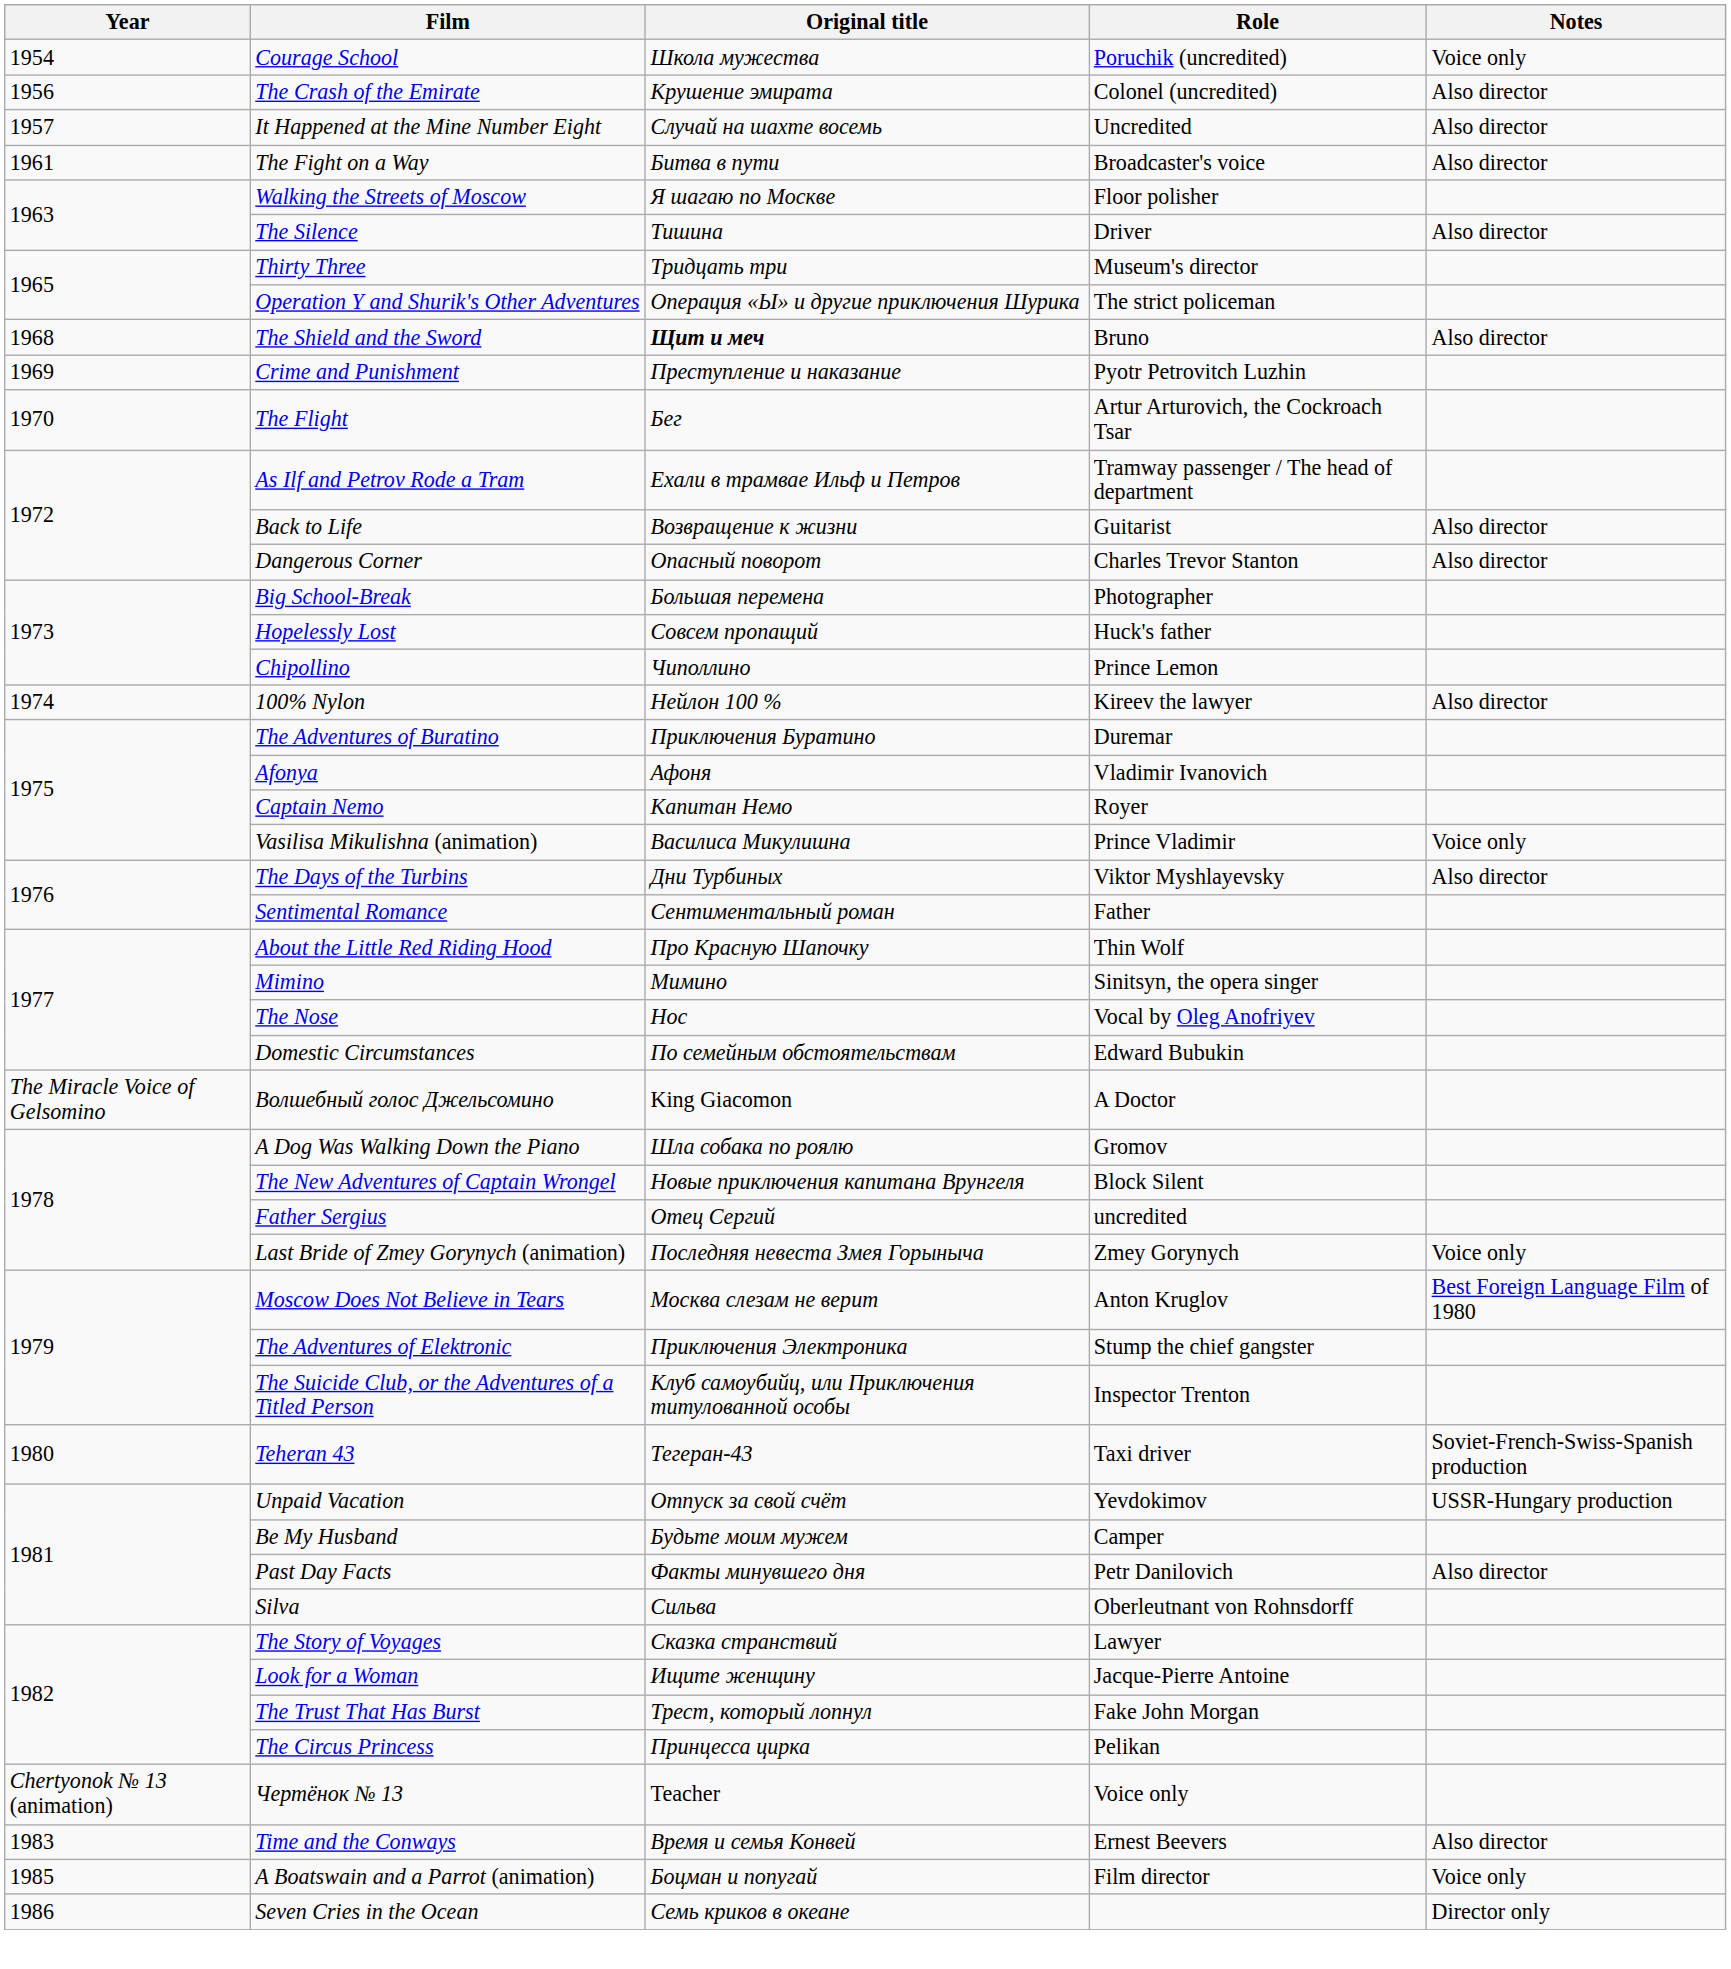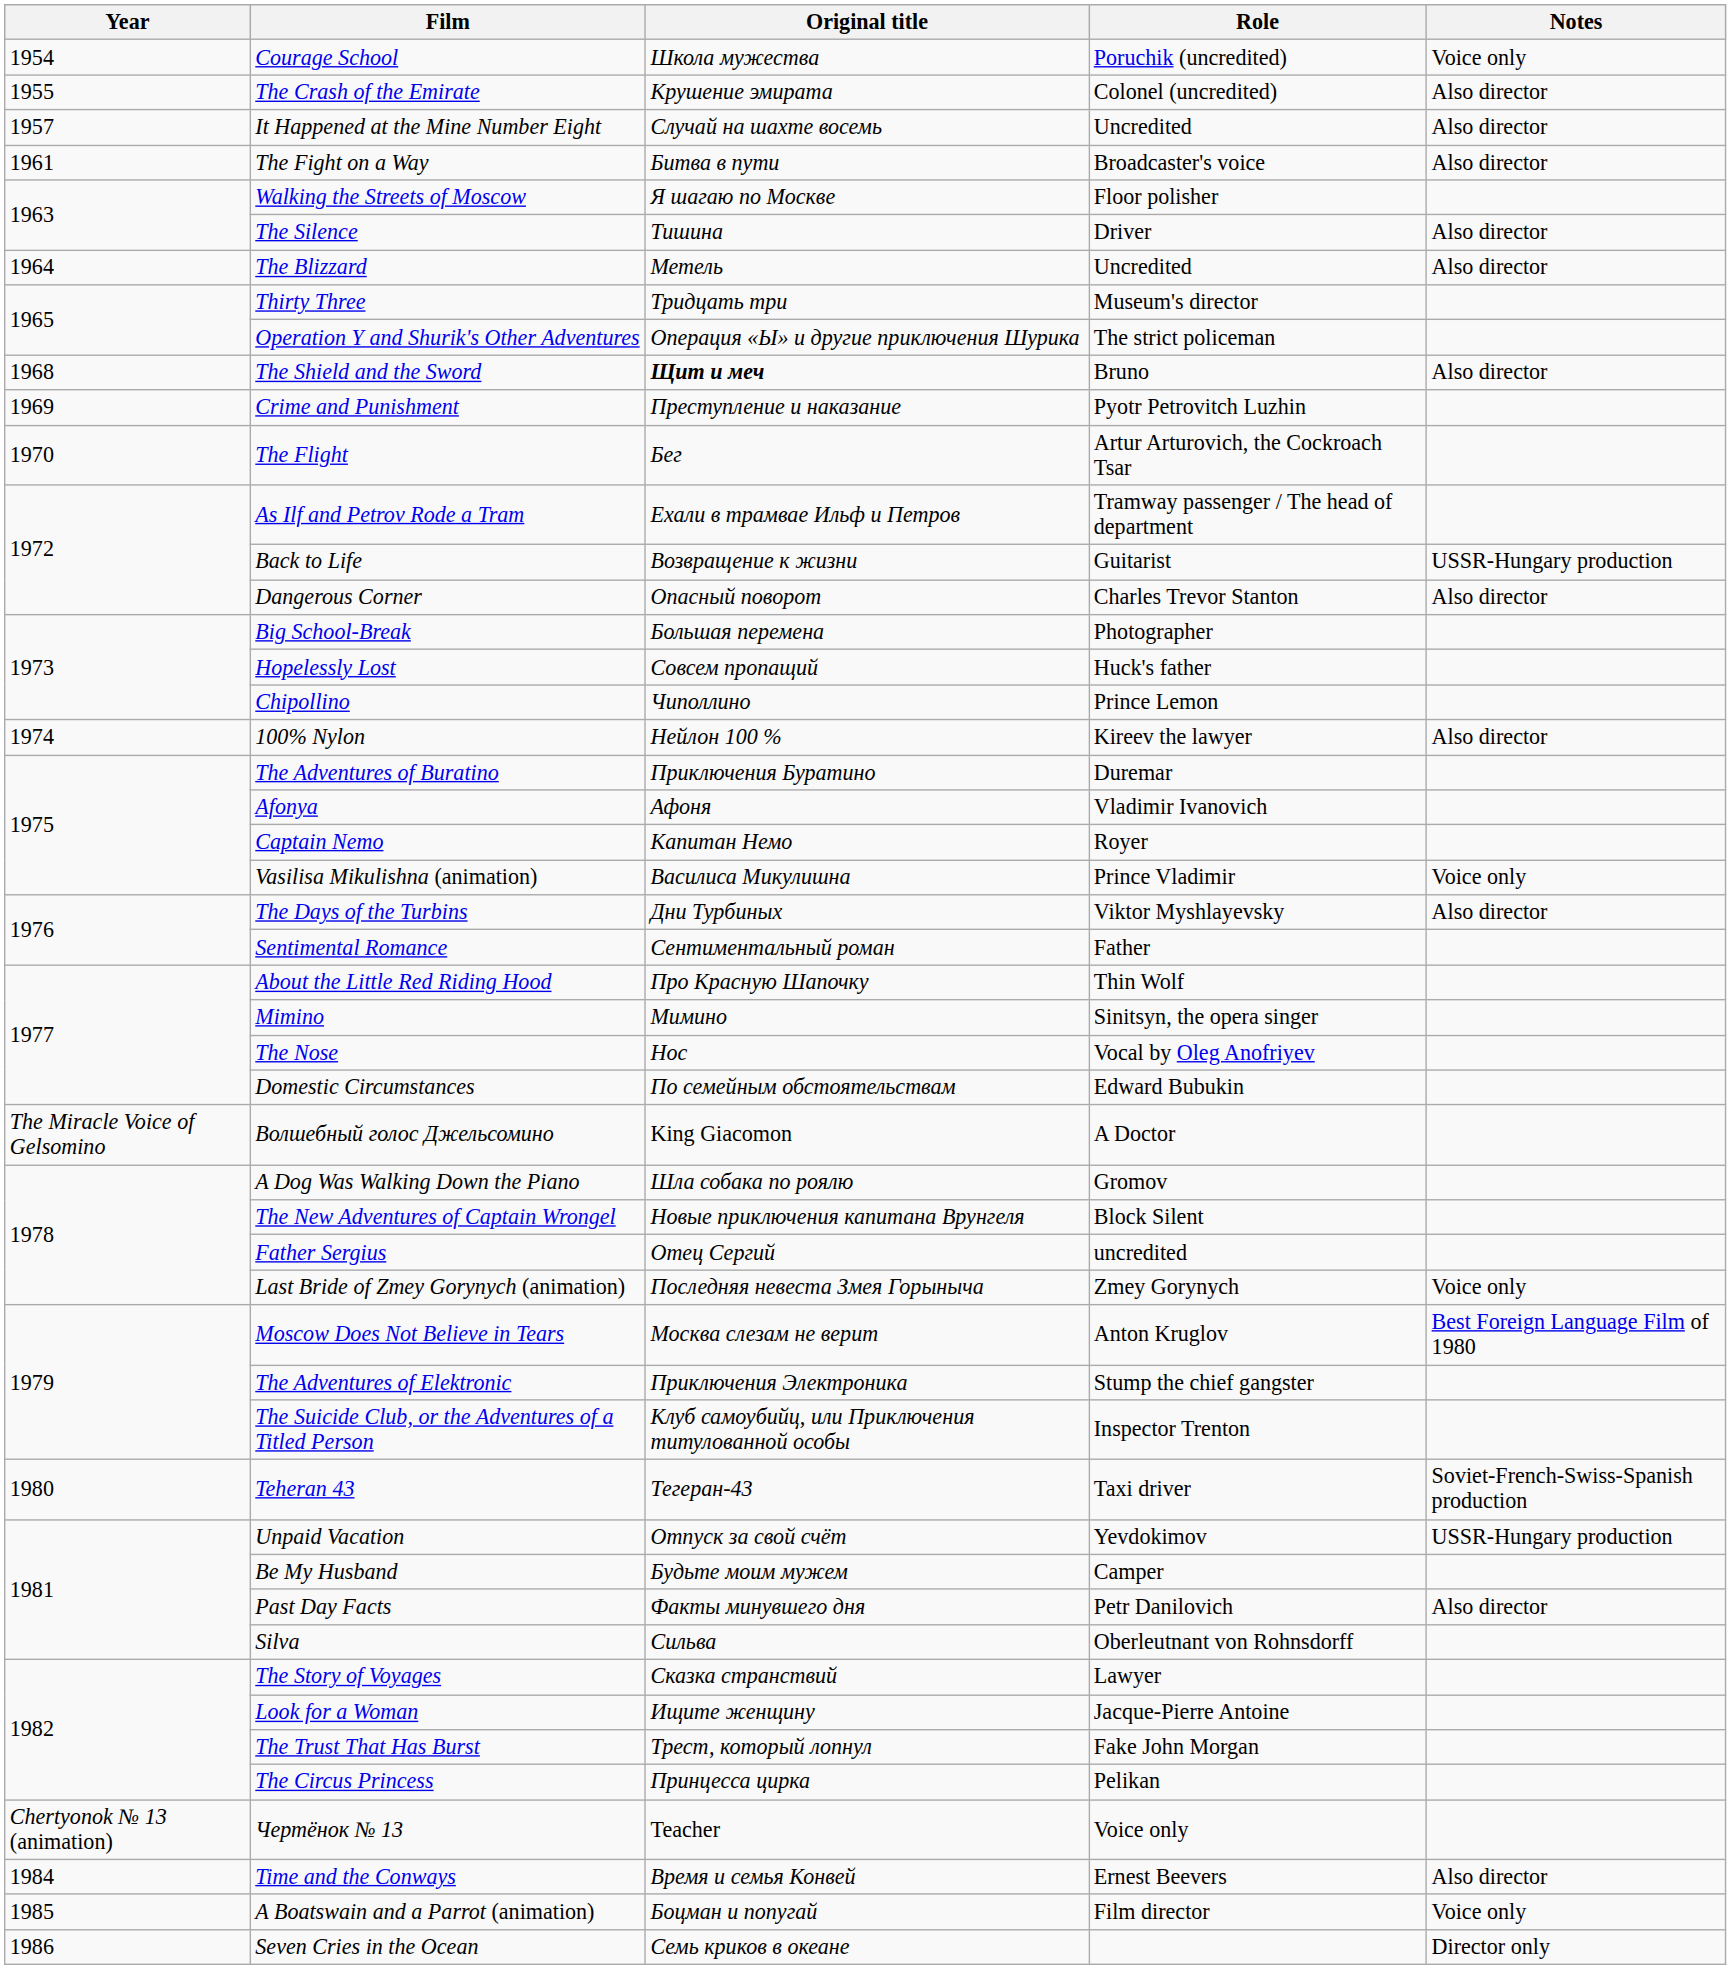(32, 92) 1956 -> (32, 92) 1955
+ row: (311, 267)
(1490, 526) Also director -> (1552, 561) USSR-Hungary production
(32, 1841) 1983 -> (32, 1876) 1984
